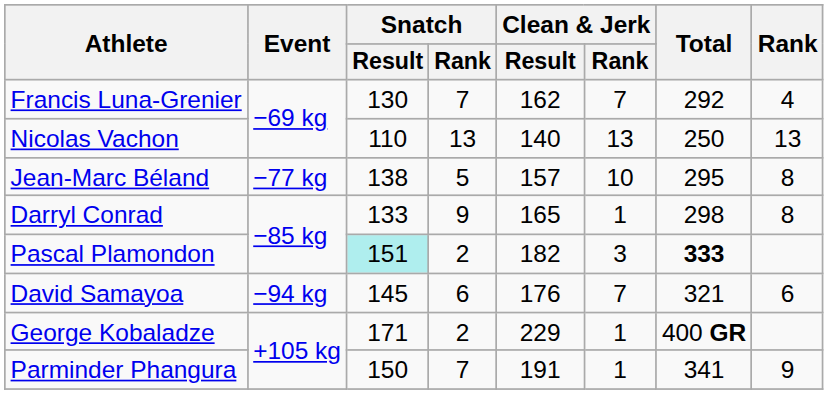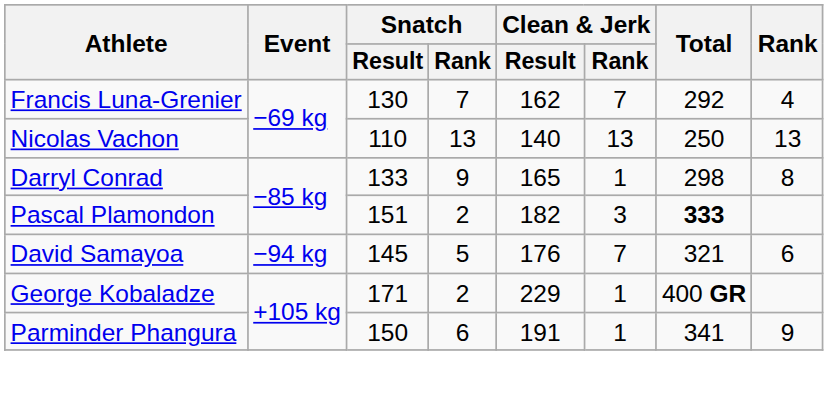- row: (110, 177)
(388, 254) paleturquoise background -> (388, 216) no background
(463, 293) 6 -> (463, 254) 5
(463, 370) 7 -> (463, 332) 6
